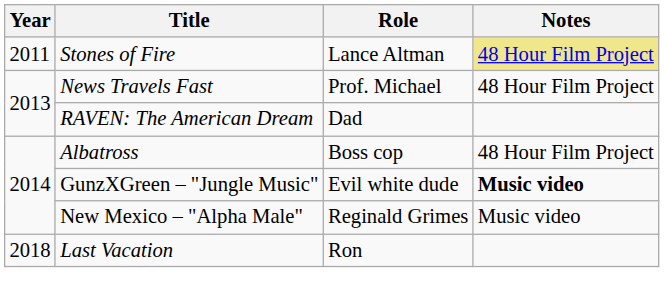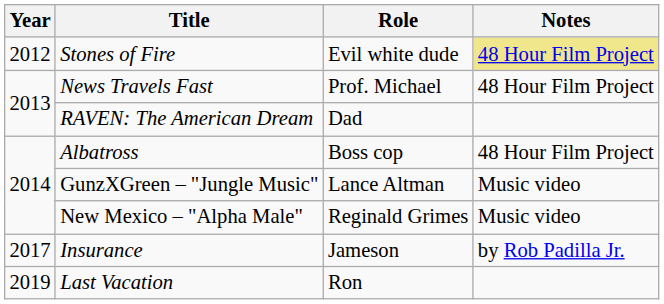(30, 53) 2011 -> (30, 53) 2012
(386, 53) Lance Altman -> (393, 53) Evil white dude
(393, 184) Evil white dude -> (386, 184) Lance Altman
(531, 184) bold -> (529, 184) normal
+ row: (101, 250)
(30, 250) 2018 -> (30, 282) 2019
